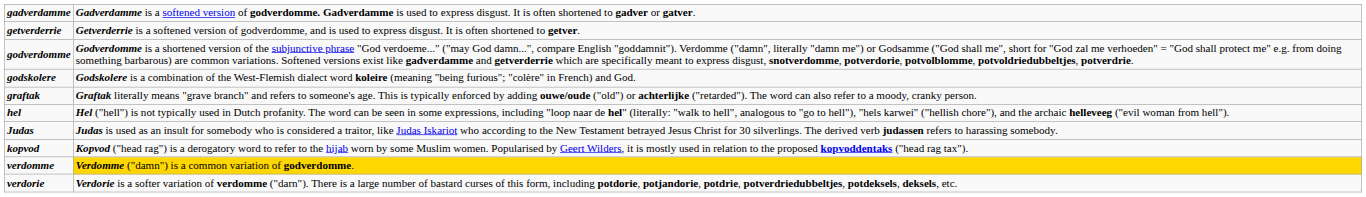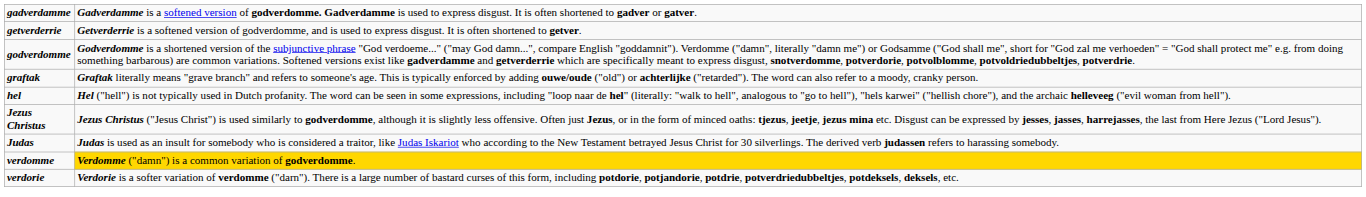- row: (31, 78)
+ row: (26, 119)
- row: (23, 148)
